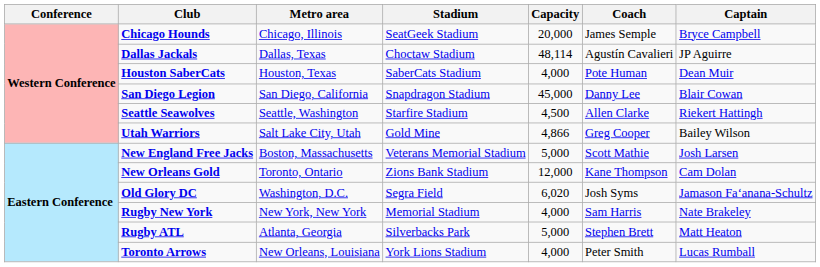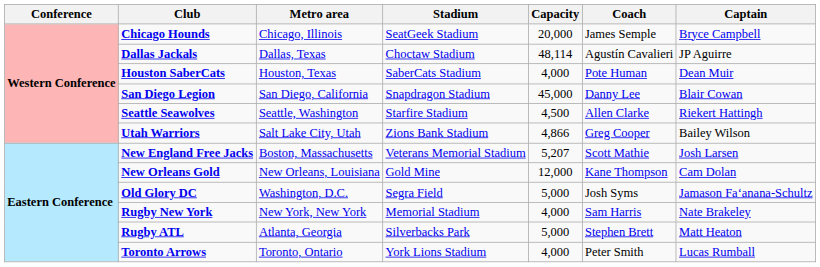(413, 133) Gold Mine -> (437, 133) Zions Bank Stadium
(555, 152) 5,000 -> (555, 152) 5,207
(301, 172) Toronto, Ontario -> (319, 172) New Orleans, Louisiana
(437, 172) Zions Bank Stadium -> (413, 172) Gold Mine
(555, 192) 6,020 -> (555, 192) 5,000
(319, 251) New Orleans, Louisiana -> (301, 251) Toronto, Ontario
